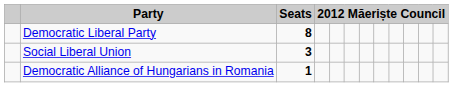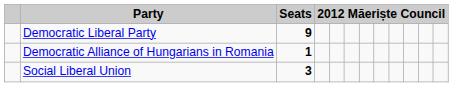(308, 33) 8 -> (308, 33) 9
rows swapped: (77, 52) <-> (148, 71)
